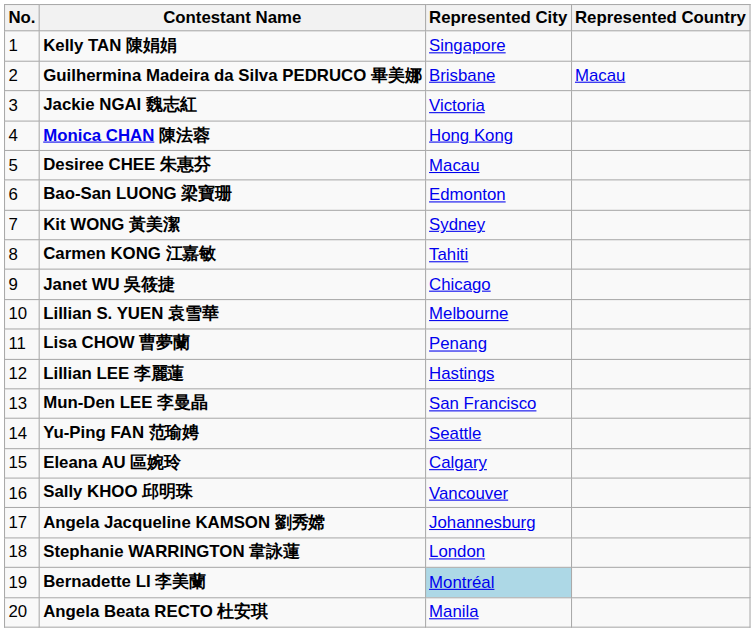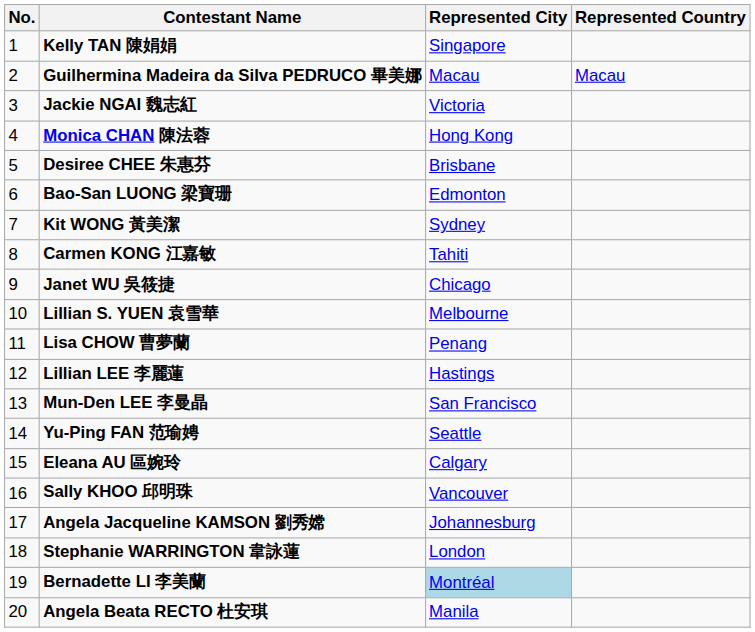(462, 75) Brisbane -> (454, 75) Macau
(454, 165) Macau -> (462, 165) Brisbane
